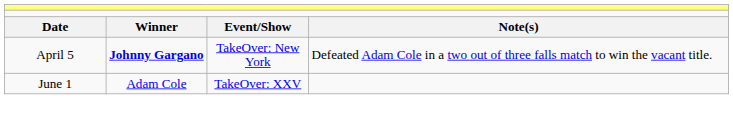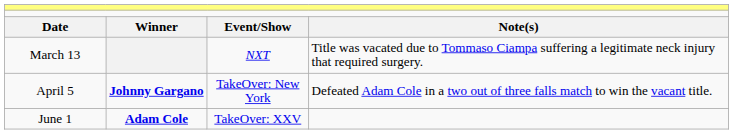+ row: (55, 55)
(156, 83) normal -> (156, 118) bold
